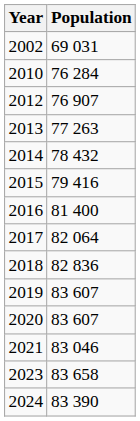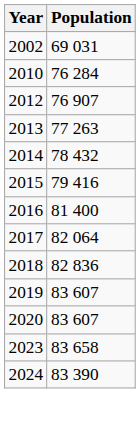- row: (26, 347)
